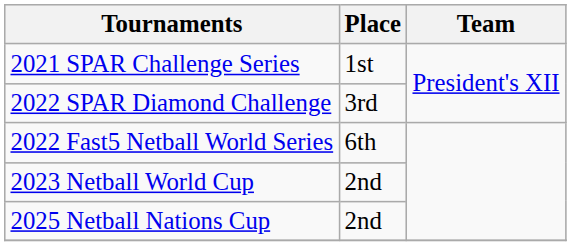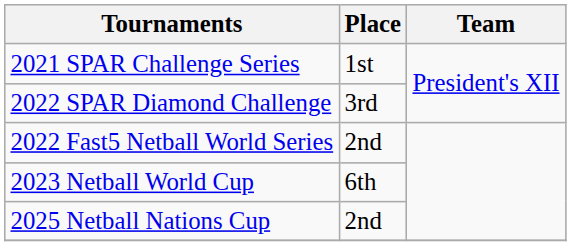(360, 142) 6th -> (363, 142) 2nd
(363, 181) 2nd -> (360, 181) 6th
